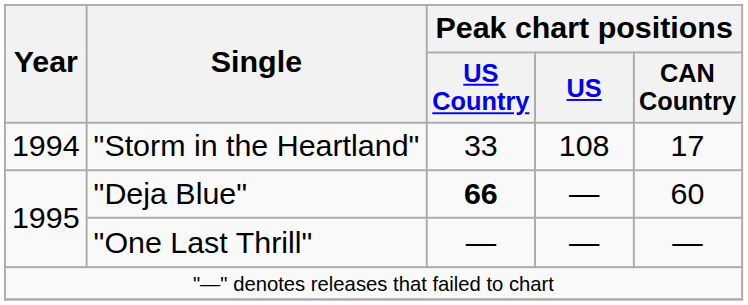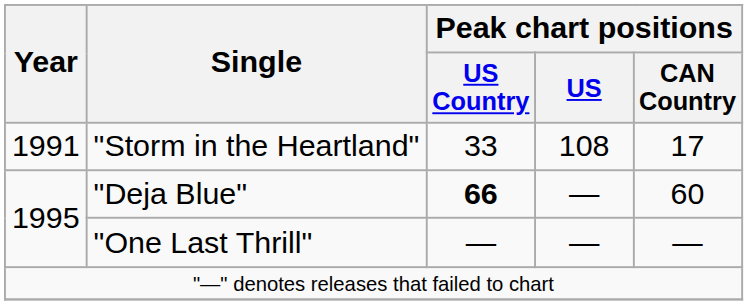(46, 145) 1994 -> (46, 145) 1991
